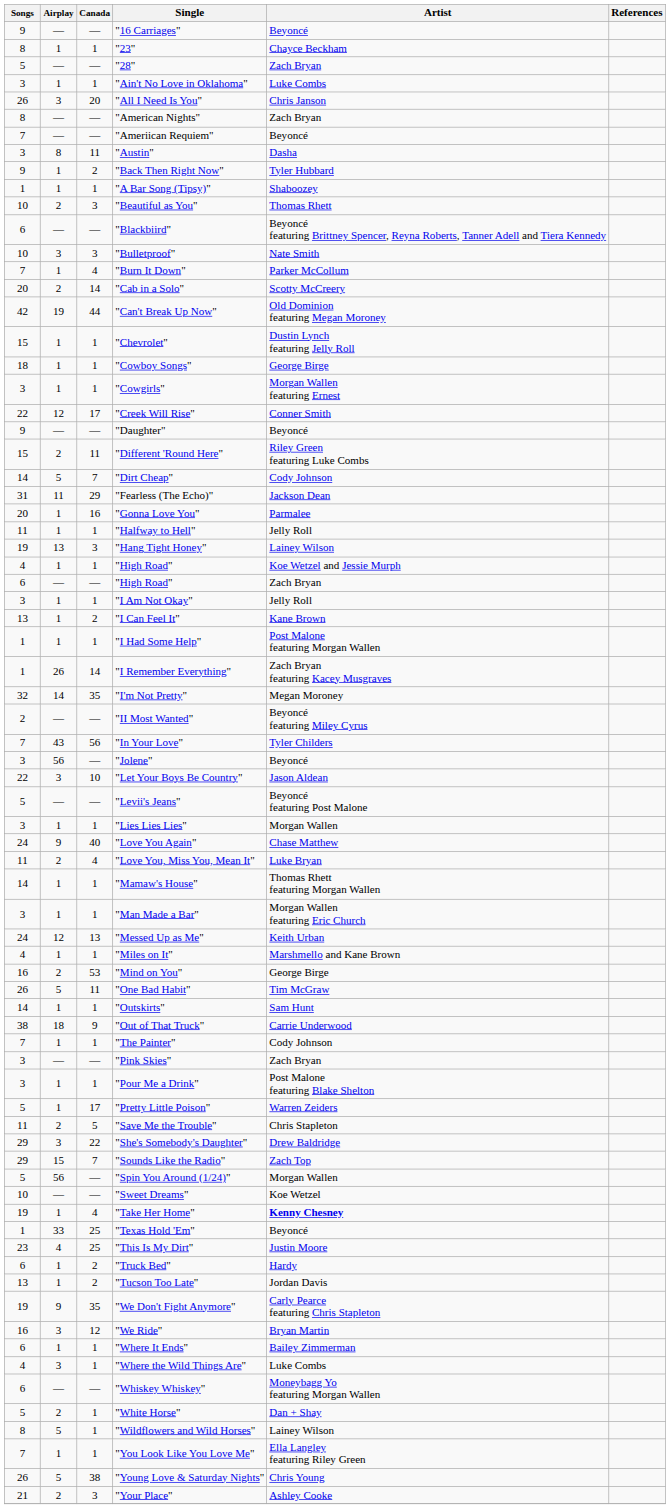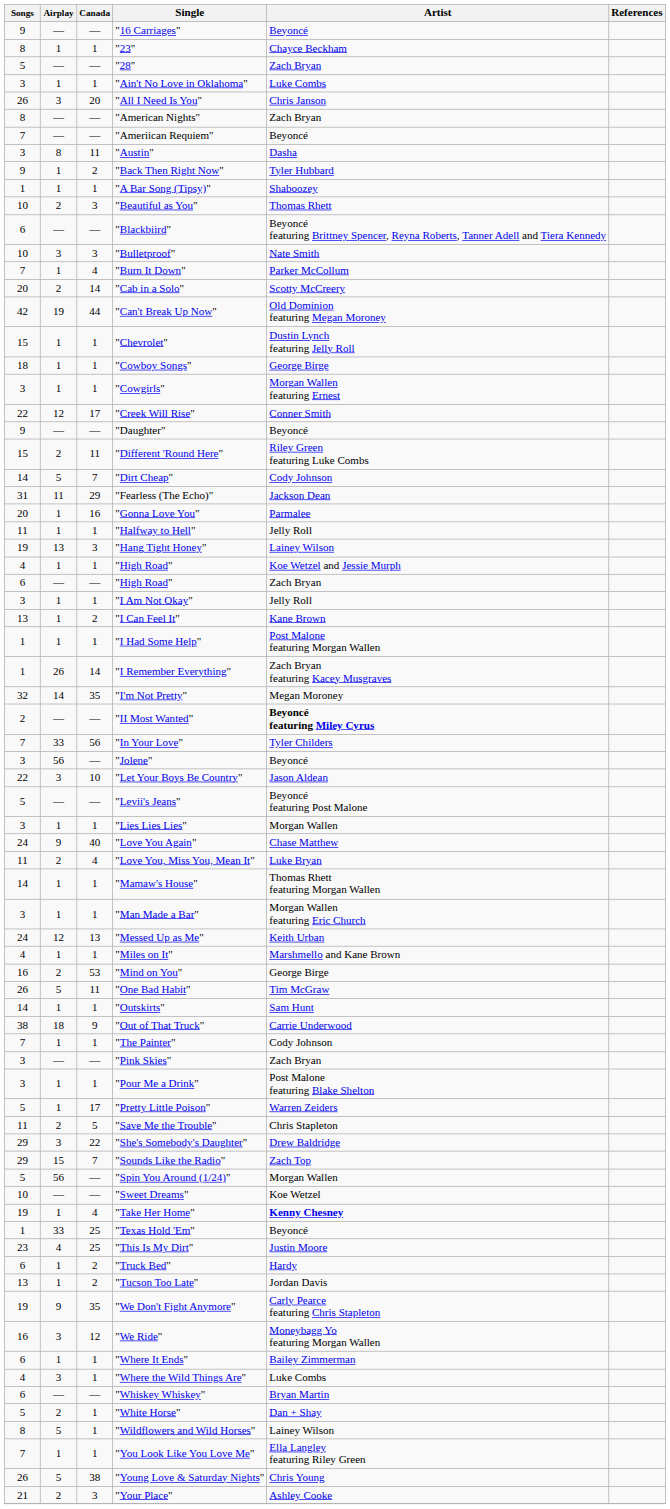(318, 719) normal -> (322, 719) bold
(59, 742) 43 -> (59, 742) 33
(299, 1330) Bryan Martin -> (325, 1336) Moneybagg Yo featuring Morgan Wallen
(325, 1389) Moneybagg Yo featuring Morgan Wallen -> (299, 1395) Bryan Martin
